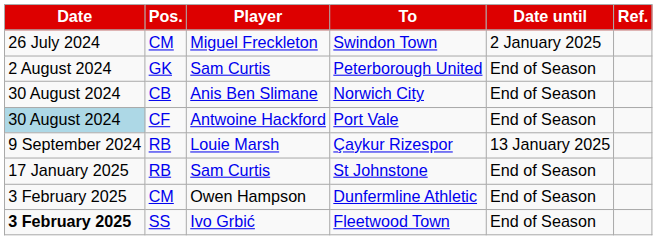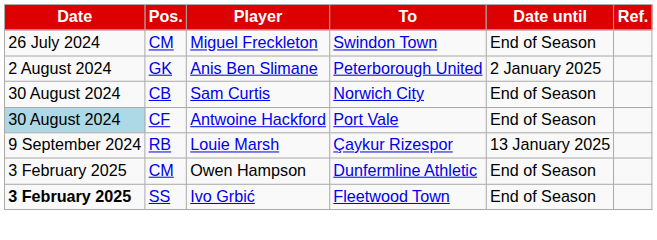(546, 42) 2 January 2025 -> (543, 42) End of Season
(230, 68) Sam Curtis -> (254, 68) Anis Ben Slimane
(543, 68) End of Season -> (546, 68) 2 January 2025
(254, 94) Anis Ben Slimane -> (230, 94) Sam Curtis
- row: (380, 171)
